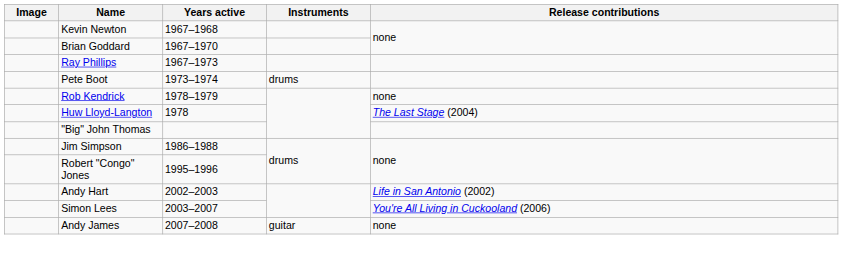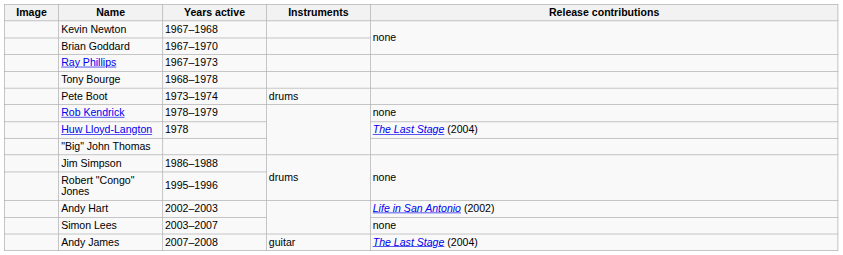+ row: (91, 79)
(462, 208) You're All Living in Cuckooland (2006) -> (384, 225) none
(384, 225) none -> (425, 242) The Last Stage (2004)
